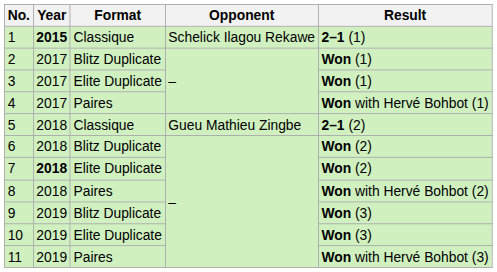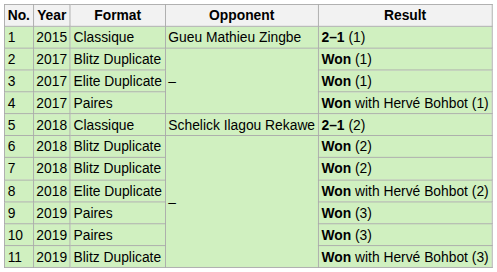(52, 37) bold -> (52, 37) normal
(242, 37) Schelick Ilagou Rekawe -> (235, 37) Gueu Mathieu Zingbe
(235, 125) Gueu Mathieu Zingbe -> (242, 125) Schelick Ilagou Rekawe
(52, 169) bold -> (52, 169) normal
(118, 169) Elite Duplicate -> (117, 169) Blitz Duplicate
(93, 191) Paires -> (118, 191) Elite Duplicate
(117, 213) Blitz Duplicate -> (93, 213) Paires
(118, 235) Elite Duplicate -> (93, 235) Paires
(93, 256) Paires -> (117, 256) Blitz Duplicate
